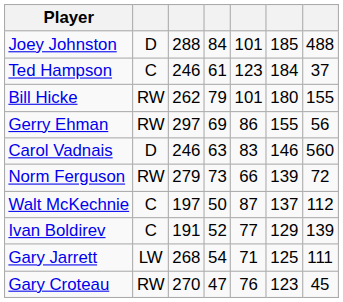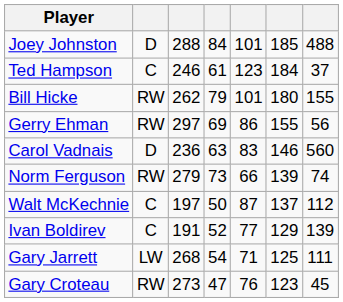(186, 151) 246 -> (186, 151) 236
(320, 177) 72 -> (320, 177) 74
(186, 284) 270 -> (186, 284) 273
